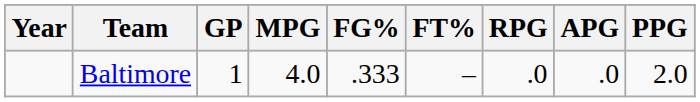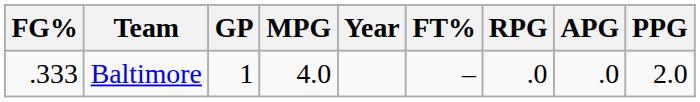columns swapped: (39, 27) <-> (366, 27)
